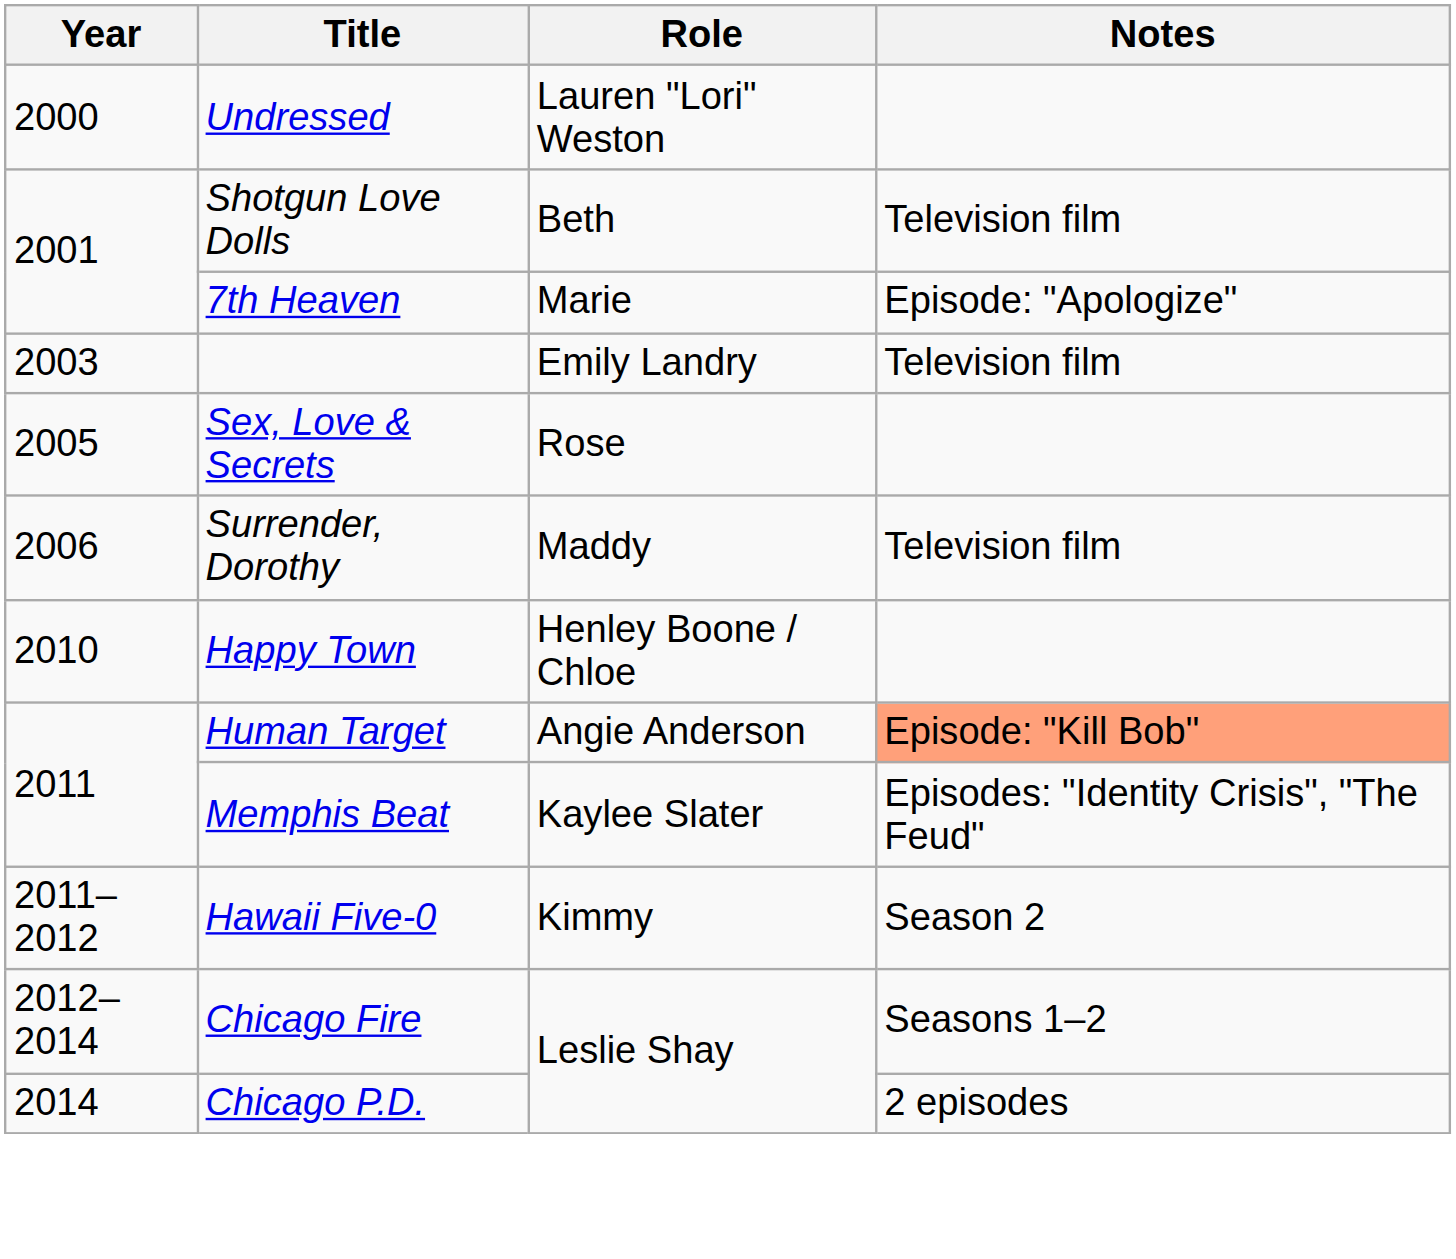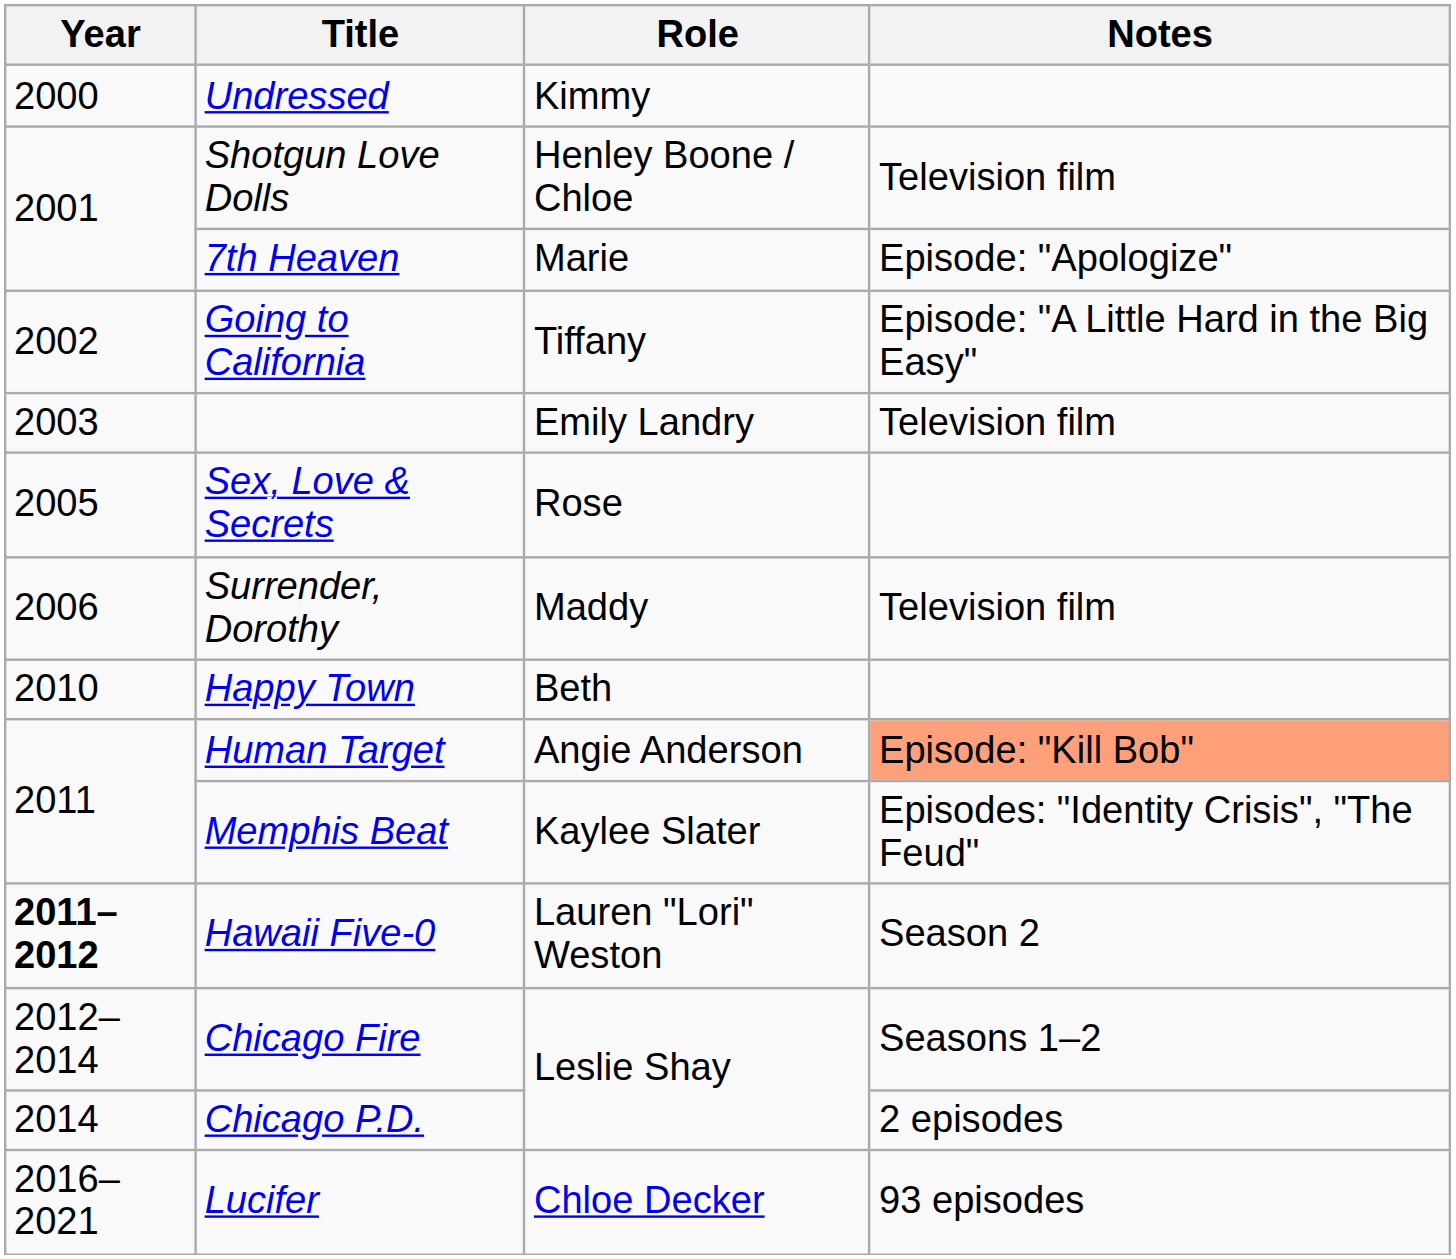(647, 116) Lauren "Lori" Weston -> (592, 95) Kimmy
(576, 219) Beth -> (664, 176) Henley Boone / Chloe
+ row: (285, 340)
(667, 650) Henley Boone / Chloe -> (573, 689) Beth
(66, 917) normal -> (66, 934) bold
(595, 917) Kimmy -> (644, 934) Lauren "Lori" Weston
+ row: (262, 1201)
